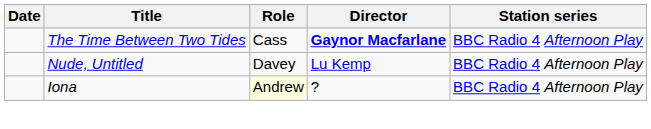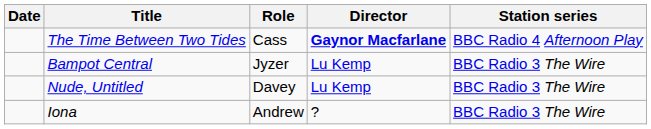+ row: (100, 64)
(548, 64) BBC Radio 4 Afternoon Play -> (529, 87) BBC Radio 3 The Wire
(278, 87) lightyellow background -> (278, 111) no background
(548, 87) BBC Radio 4 Afternoon Play -> (529, 111) BBC Radio 3 The Wire
